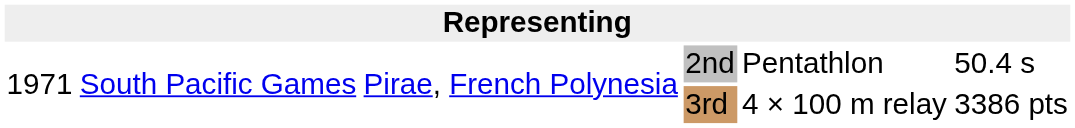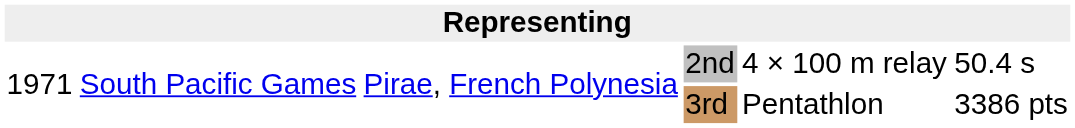(813, 63) Pentathlon -> (844, 63) 4 × 100 m relay
(844, 104) 4 × 100 m relay -> (813, 104) Pentathlon
